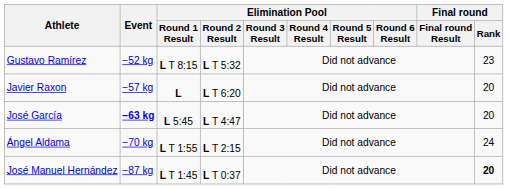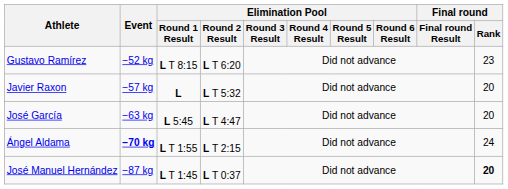(222, 66) L T 5:32 -> (222, 66) L T 6:20
(222, 94) L T 6:20 -> (222, 94) L T 5:32
(138, 116) bold -> (138, 116) normal
(138, 143) normal -> (138, 143) bold
